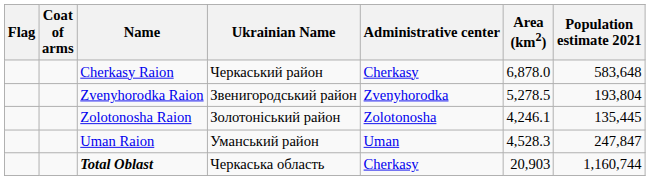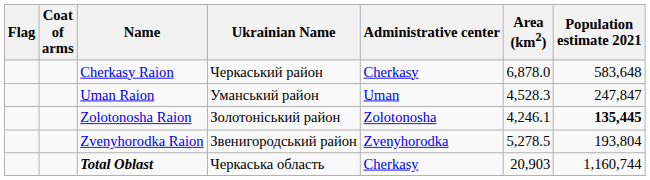rows swapped: (117, 141) <-> (142, 94)
(618, 118) normal -> (618, 118) bold
